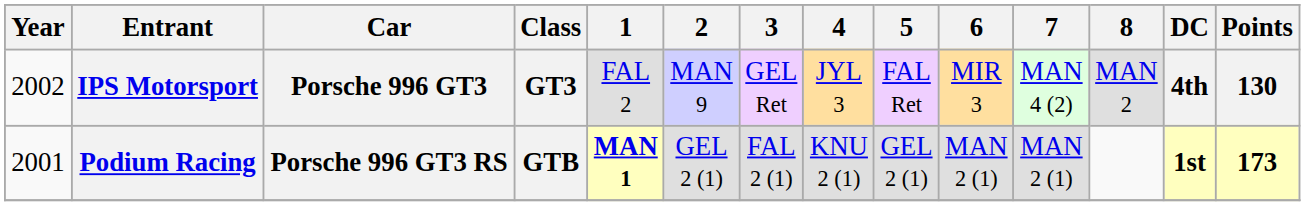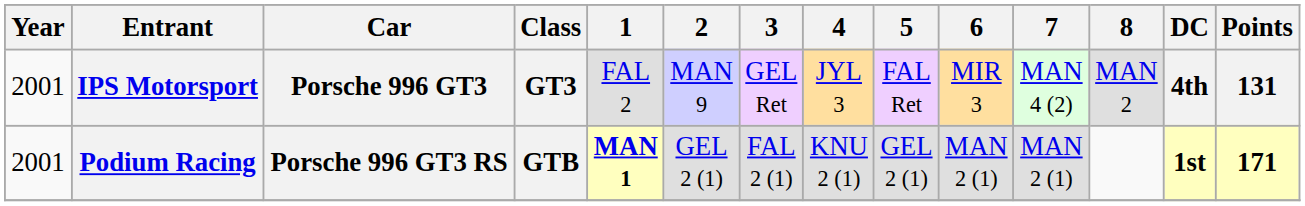(38, 86) 2002 -> (38, 86) 2001
(1257, 86) 130 -> (1257, 86) 131
(1257, 162) 173 -> (1257, 162) 171
